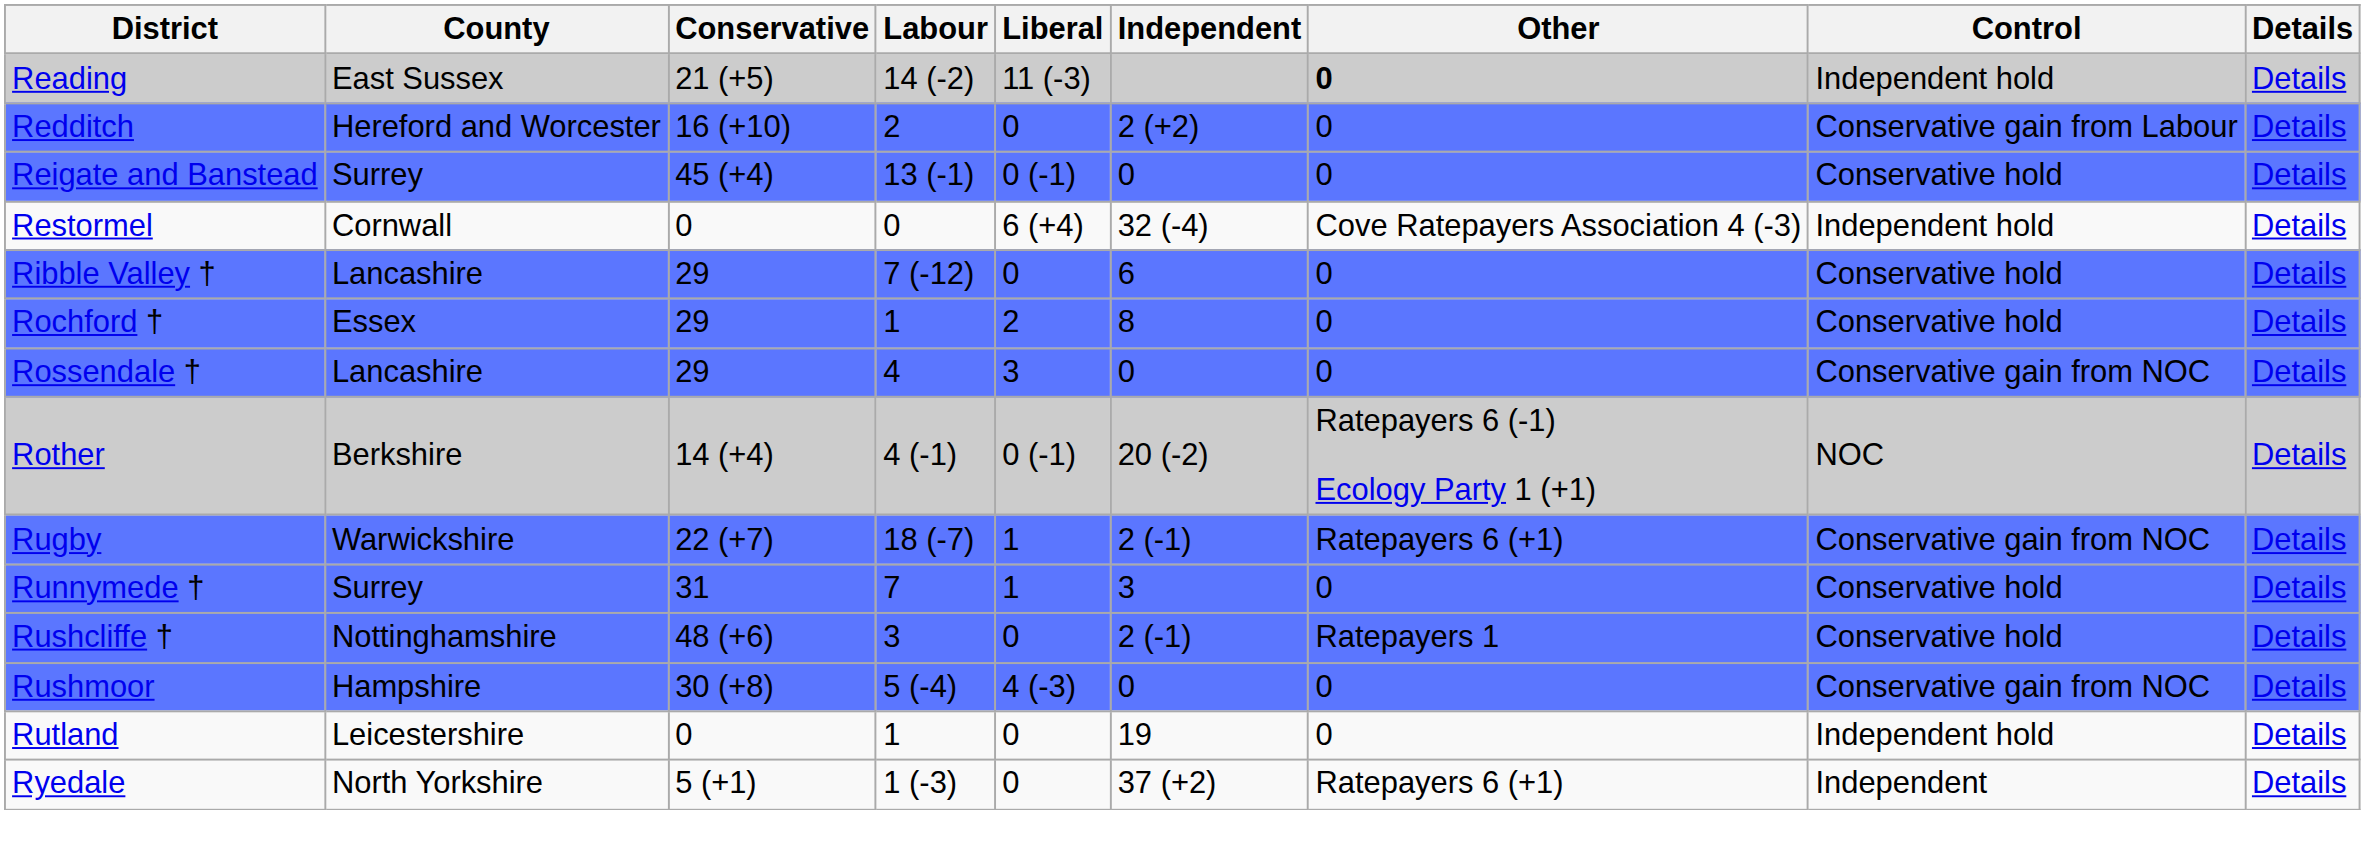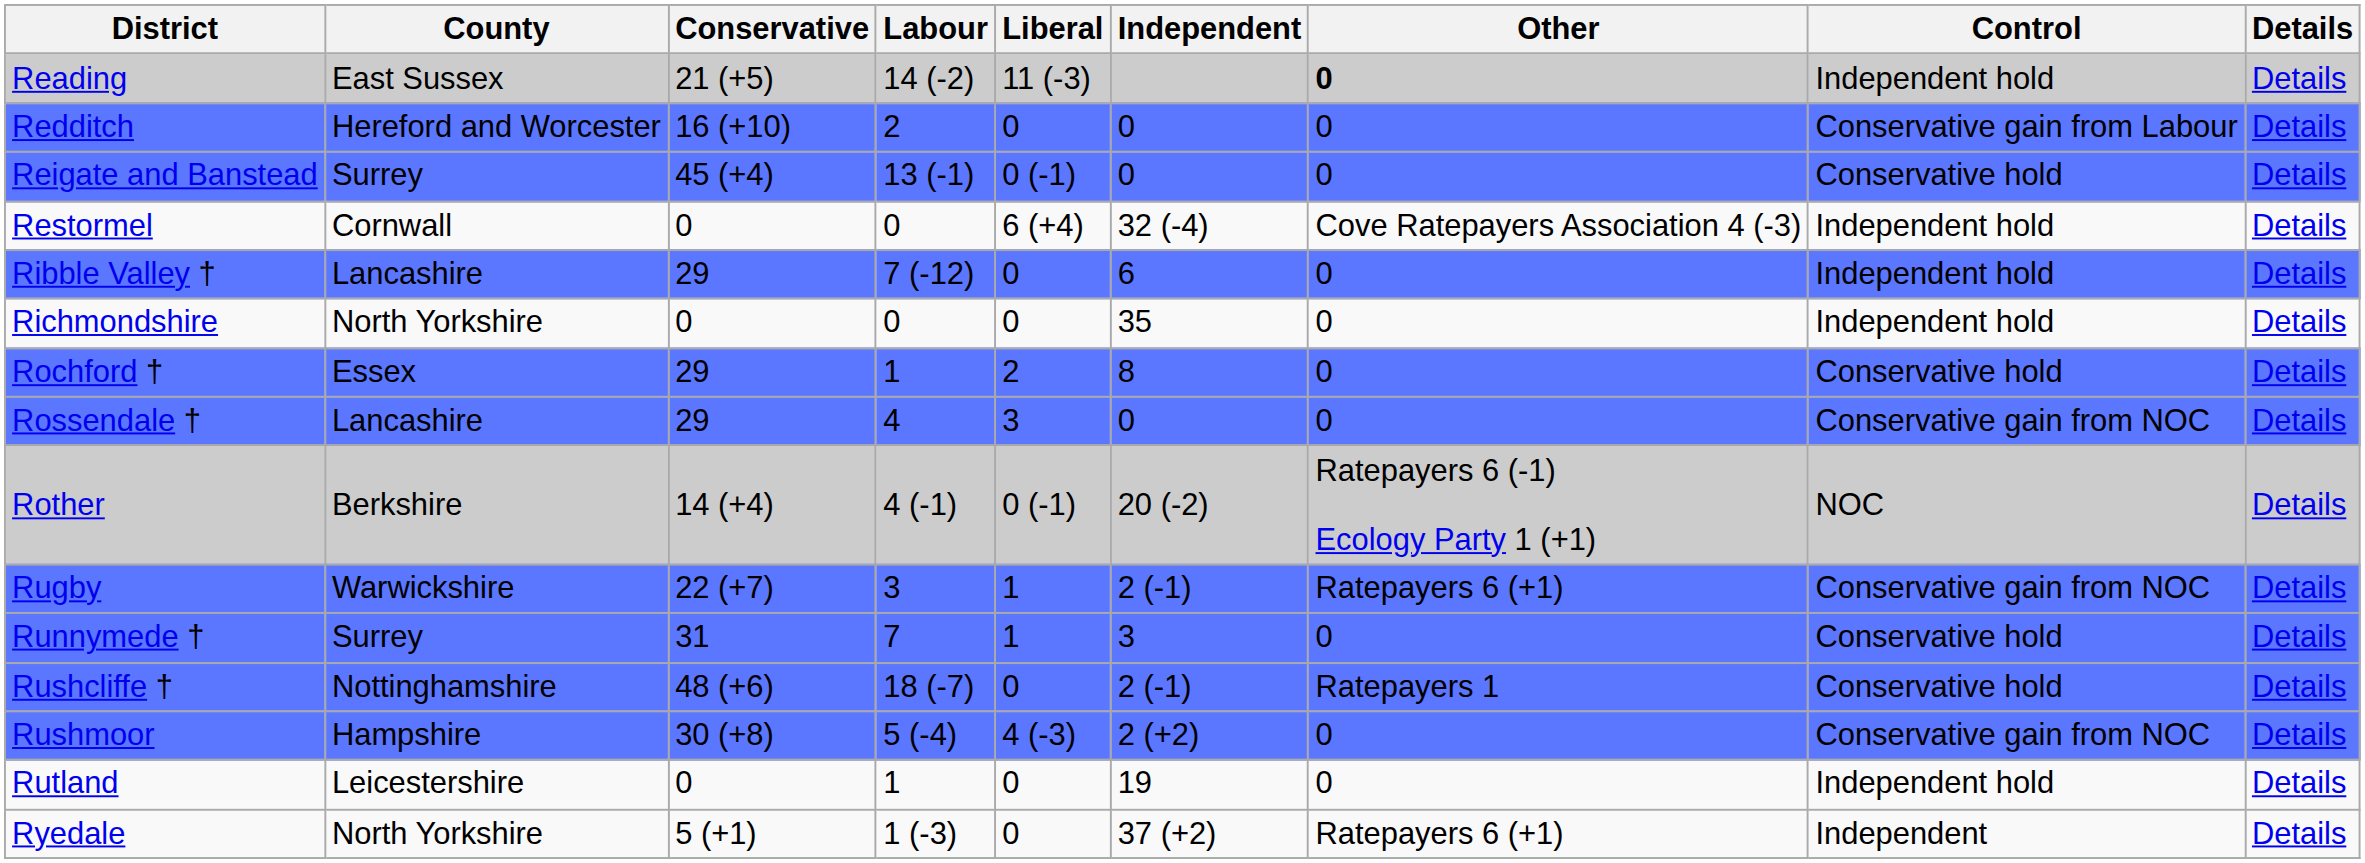(1158, 126) 2 (+2) -> (1126, 126) 0
(1939, 273) Conservative hold -> (1935, 273) Independent hold
+ row: (115, 322)
(929, 539) 18 (-7) -> (892, 588) 3
(892, 637) 3 -> (929, 686) 18 (-7)
(1126, 686) 0 -> (1158, 735) 2 (+2)
